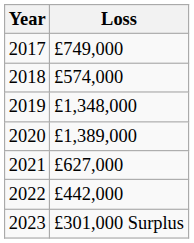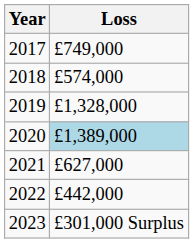(95, 106) £1,348,000 -> (95, 106) £1,328,000
(95, 135) no background -> (95, 135) lightblue background
